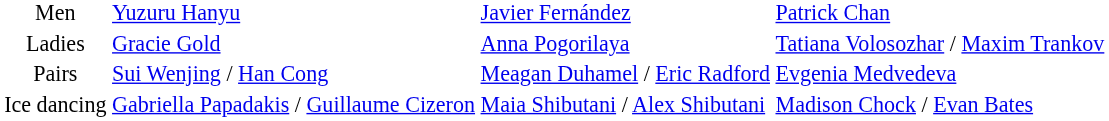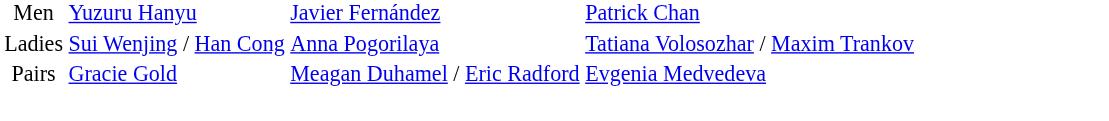(166, 43) Gracie Gold -> (177, 43) Sui Wenjing / Han Cong
(220, 74) Sui Wenjing / Han Cong -> (123, 74) Gracie Gold
- row: (55, 104)
